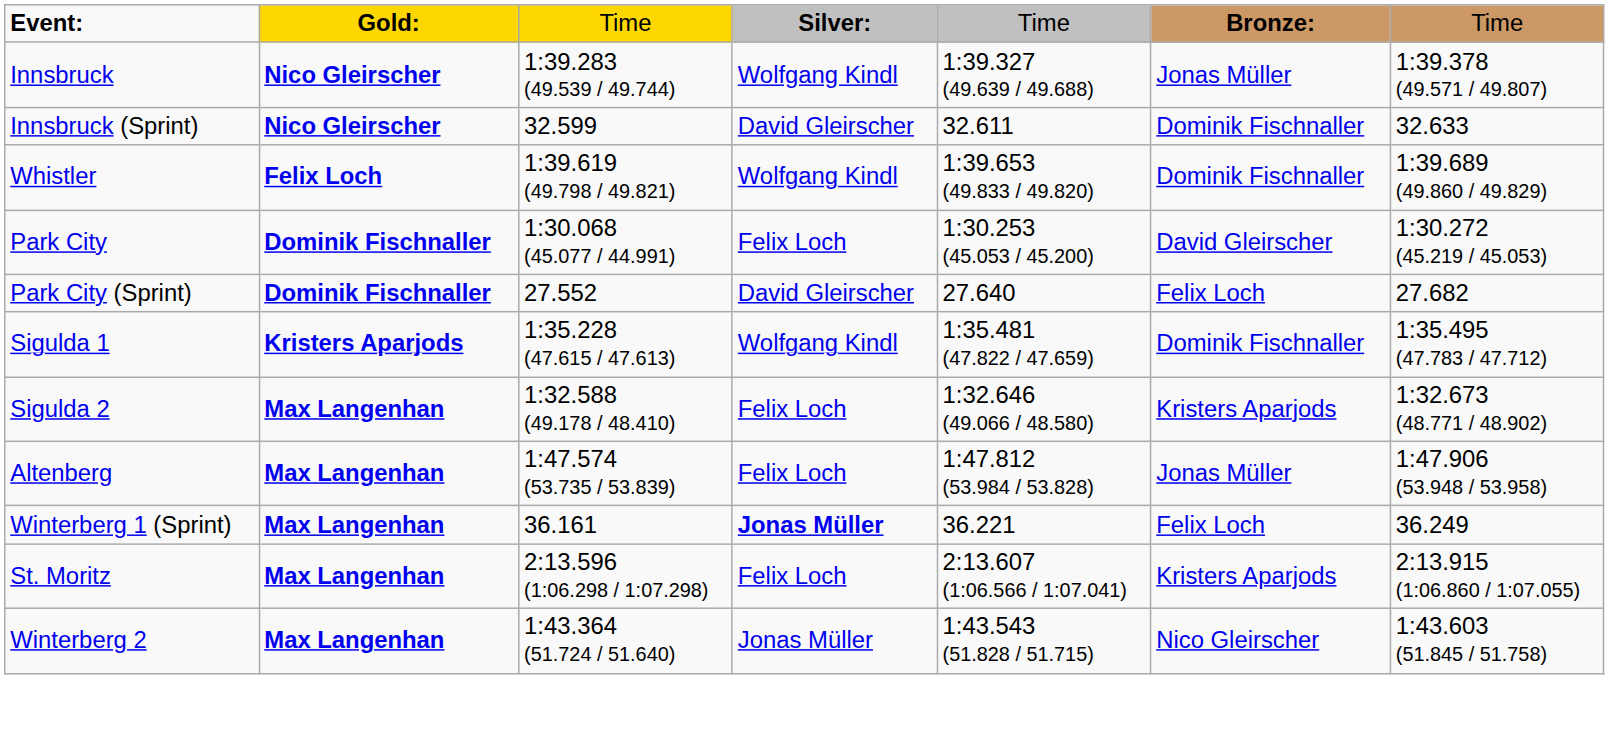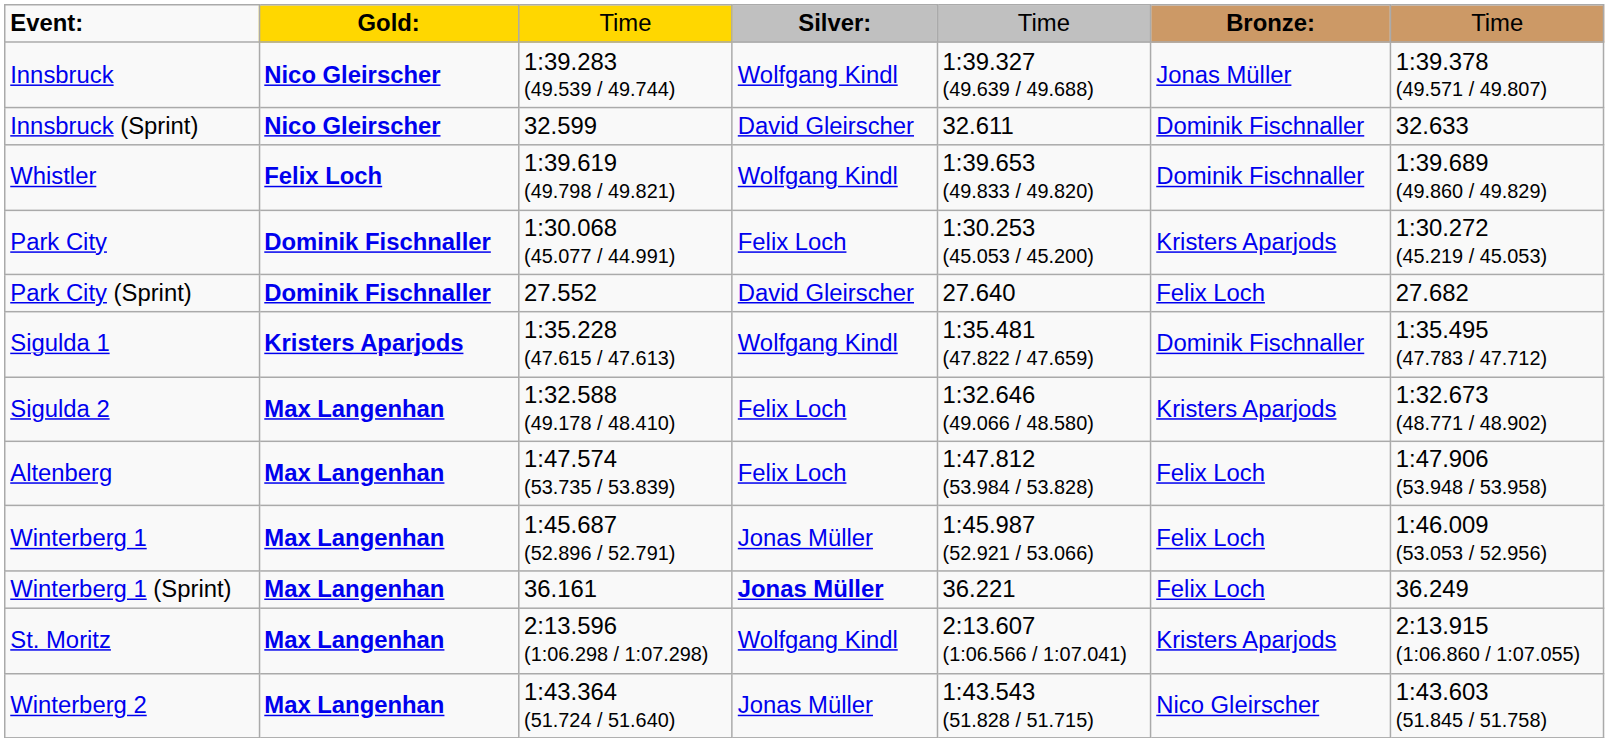(1244, 241) David Gleirscher -> (1246, 241) Kristers Aparjods
(1224, 473) Jonas Müller -> (1211, 473) Felix Loch
+ row: (78, 538)
(792, 575) Felix Loch -> (818, 640) Wolfgang Kindl
